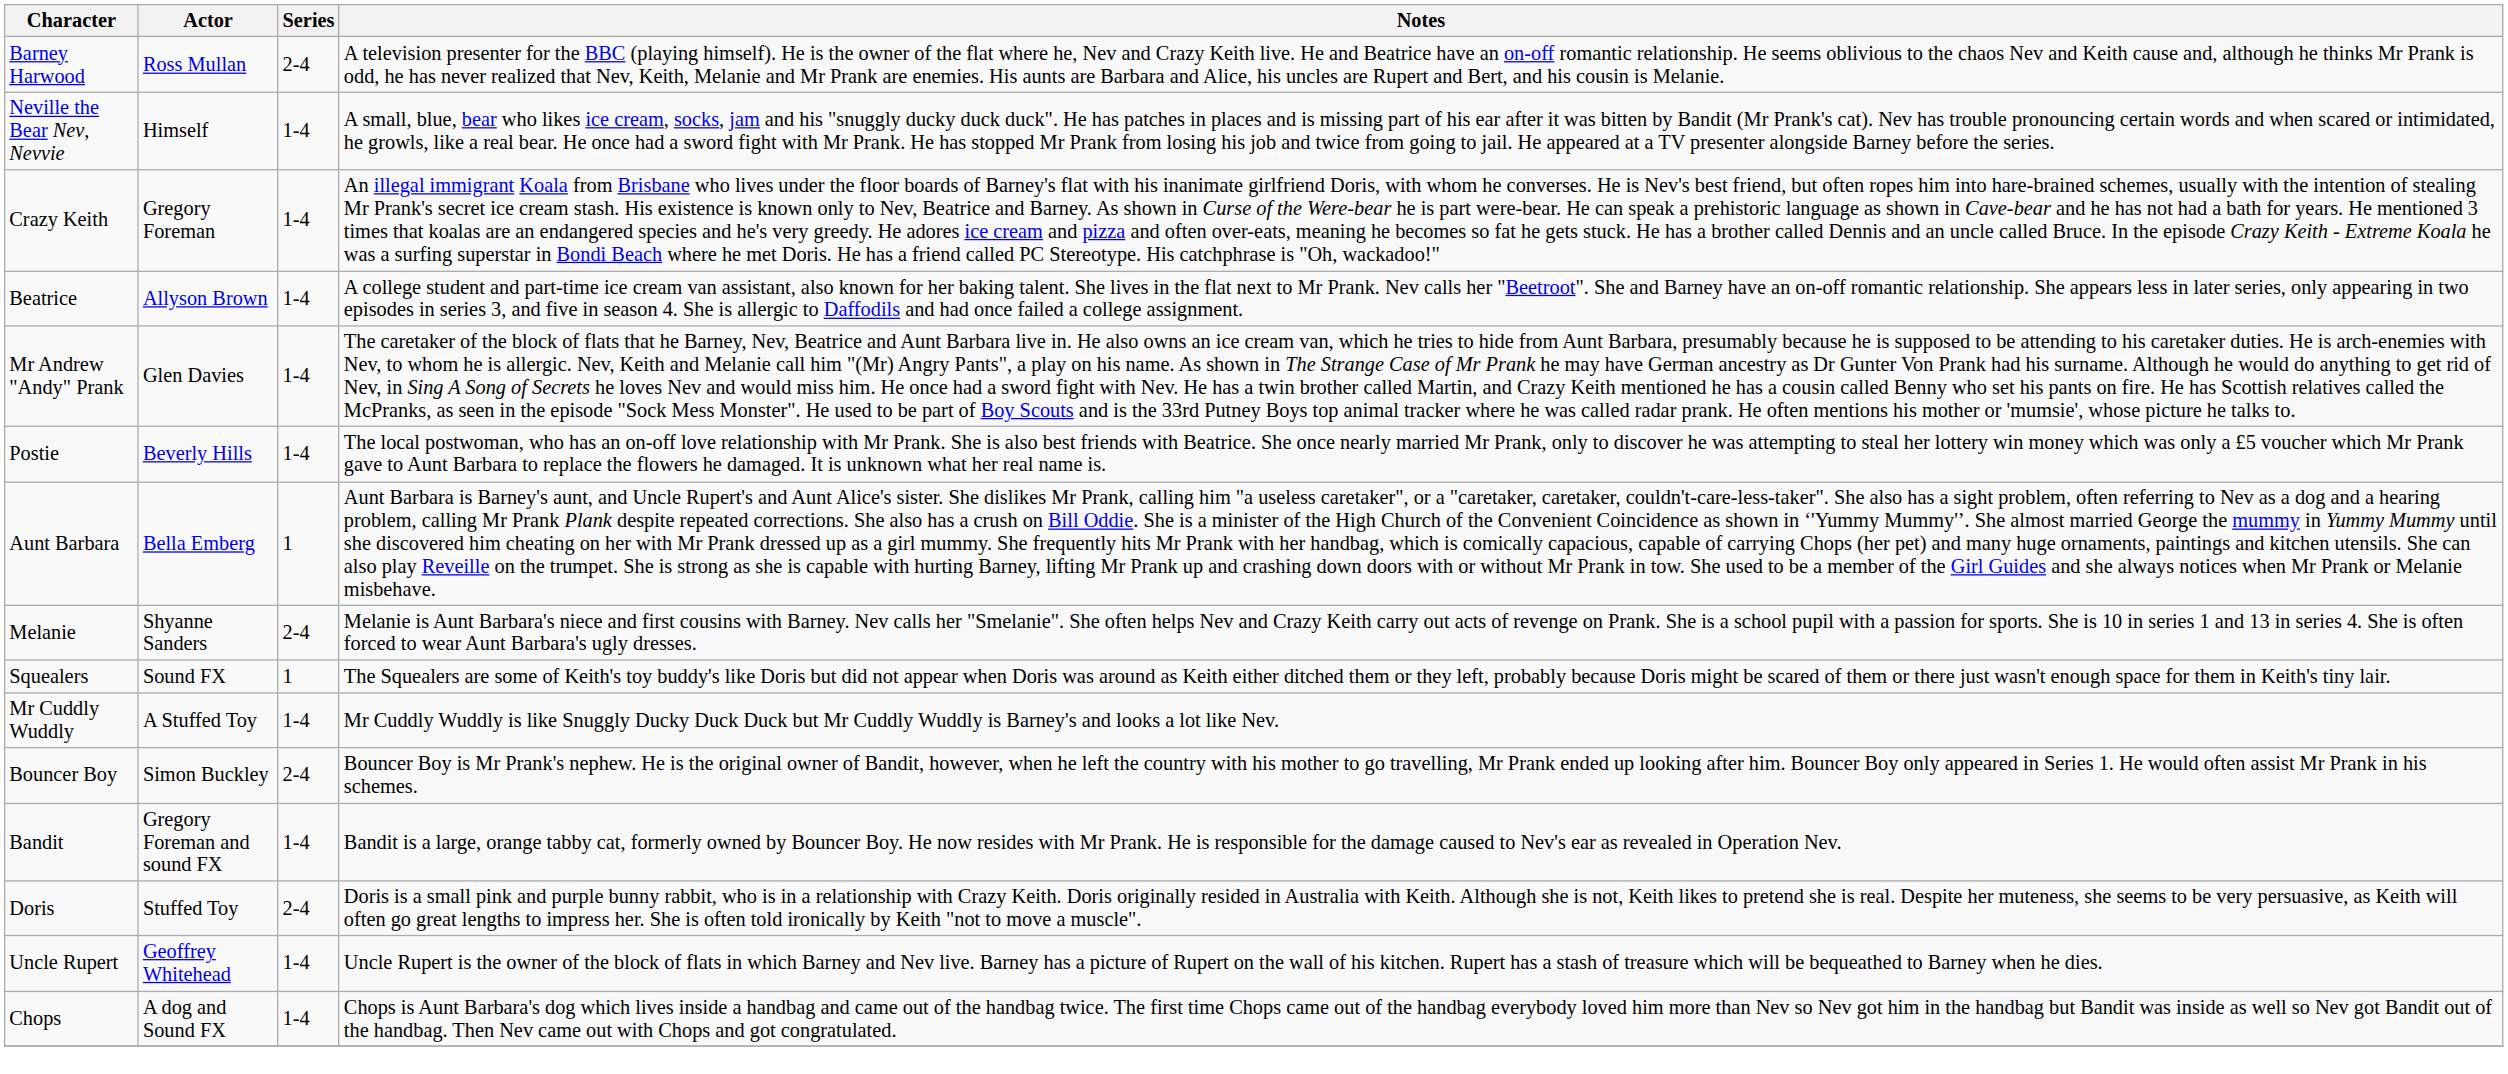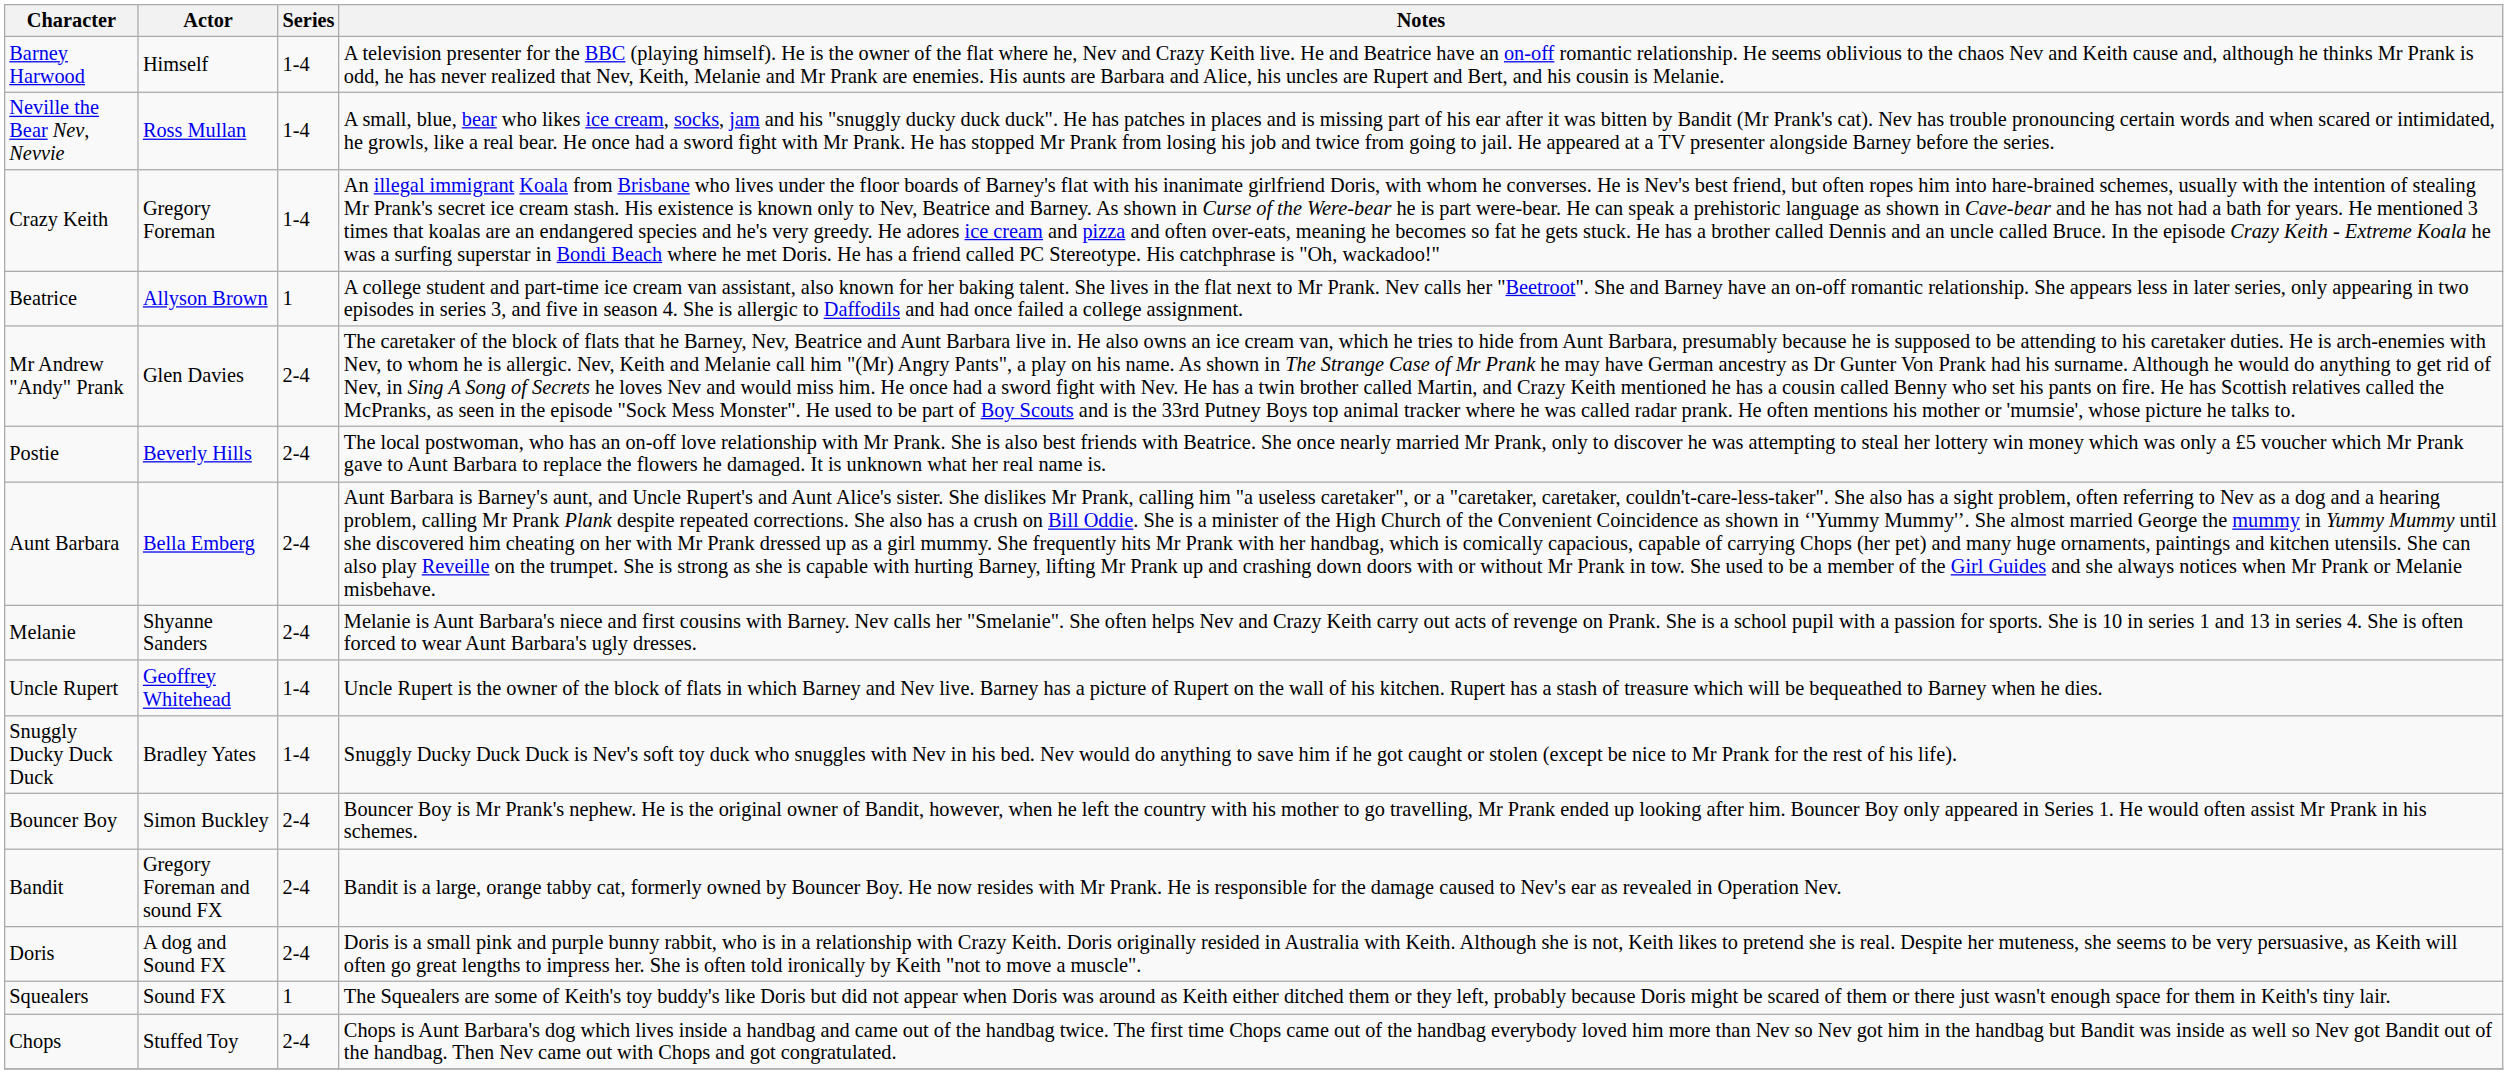(195, 64) Ross Mullan -> (176, 64) Himself
(296, 64) 2-4 -> (296, 64) 1-4
(176, 130) Himself -> (195, 130) Ross Mullan
(296, 298) 1-4 -> (288, 298) 1
(296, 376) 1-4 -> (296, 376) 2-4
(296, 454) 1-4 -> (296, 454) 2-4
(288, 543) 1 -> (296, 543) 2-4
rows swapped: (64, 963) <-> (49, 676)
+ row: (61, 754)
- row: (54, 720)
(296, 841) 1-4 -> (296, 887) 2-4
(191, 908) Stuffed Toy -> (185, 953) A dog and Sound FX
(185, 1018) A dog and Sound FX -> (191, 1041) Stuffed Toy
(296, 1018) 1-4 -> (296, 1041) 2-4
